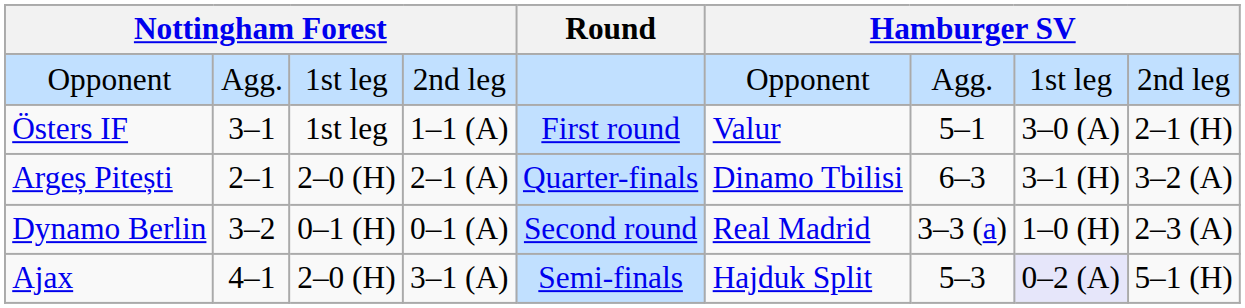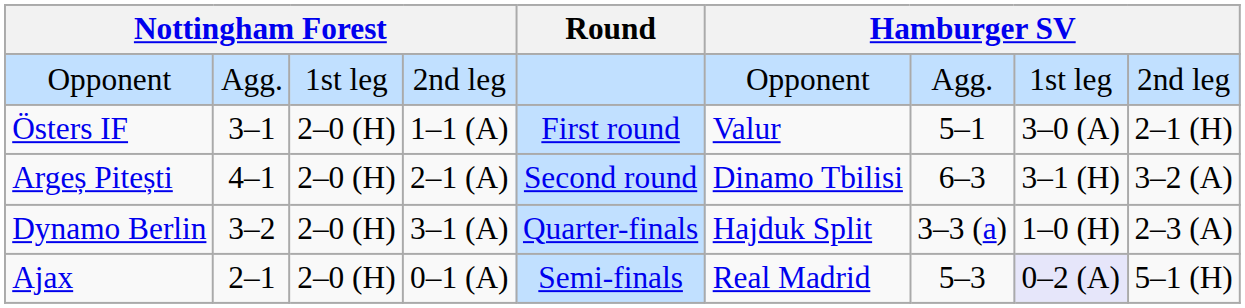(346, 128) 1st leg -> (346, 128) 2–0 (H)
(252, 178) 2–1 -> (252, 178) 4–1
(611, 178) Quarter-finals -> (611, 178) Second round
(346, 228) 0–1 (H) -> (346, 228) 2–0 (H)
(459, 228) 0–1 (A) -> (459, 228) 3–1 (A)
(611, 228) Second round -> (611, 228) Quarter-finals
(792, 228) Real Madrid -> (792, 228) Hajduk Split
(252, 278) 4–1 -> (252, 278) 2–1
(459, 278) 3–1 (A) -> (459, 278) 0–1 (A)
(792, 278) Hajduk Split -> (792, 278) Real Madrid
